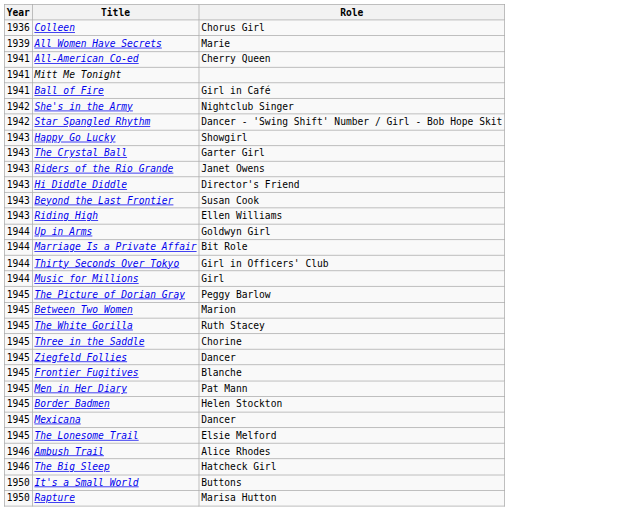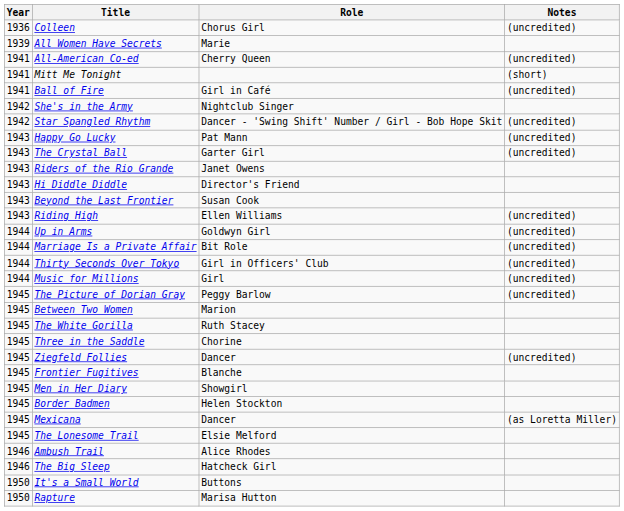+ column: (562, 12)
(224, 138) Showgirl -> (224, 138) Pat Mann
(224, 388) Pat Mann -> (224, 388) Showgirl
